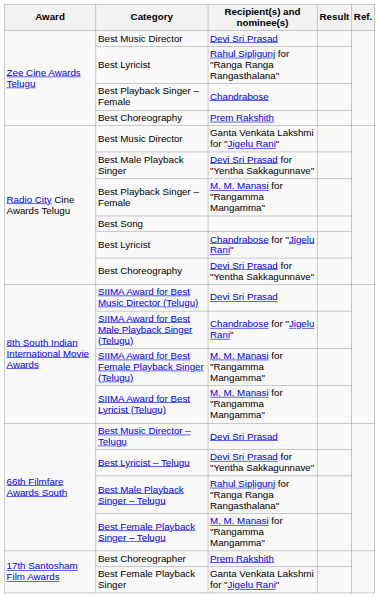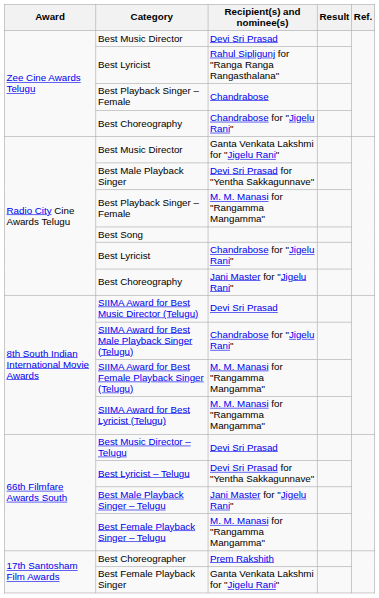(242, 118) Prem Rakshith -> (262, 123) Chandrabose for "Jigelu Rani"
(262, 271) Devi Sri Prasad for "Yentha Sakkagunnave" -> (258, 282) Jani Master for "Jigelu Rani"
(250, 494) Rahul Sipligunj for "Ranga Ranga Rangasthalana" -> (258, 500) Jani Master for "Jigelu Rani"
